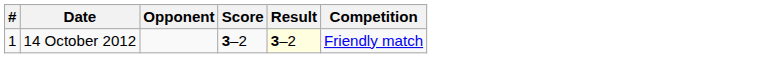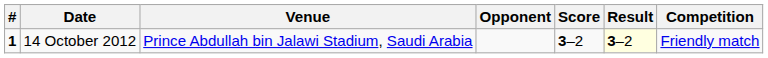+ column: (308, 17)
(12, 41) normal -> (12, 41) bold
